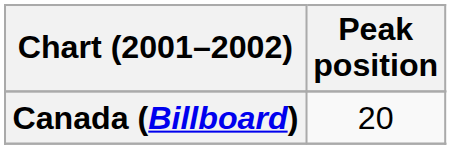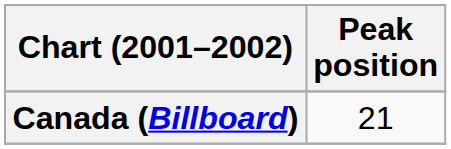(376, 117) 20 -> (376, 117) 21
